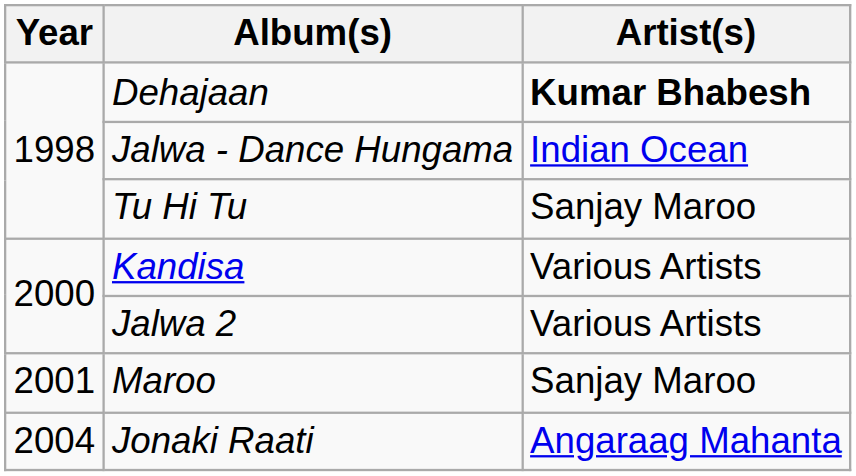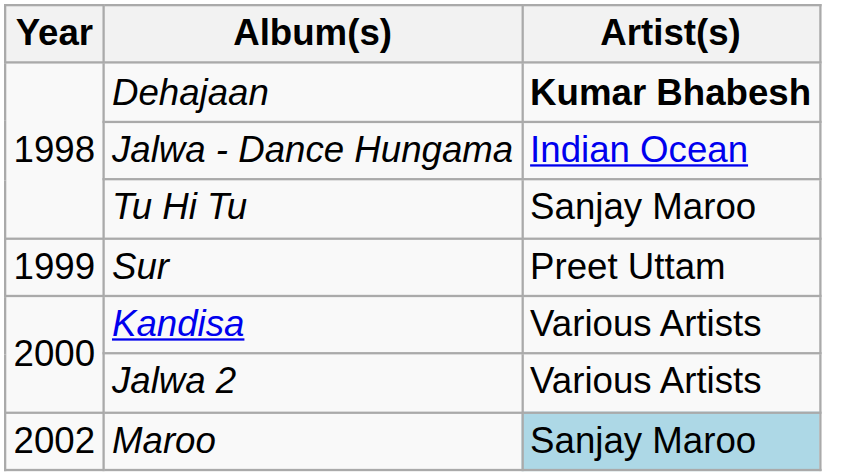+ row: (141, 265)
(54, 382) 2001 -> (54, 440) 2002
(643, 382) no background -> (643, 440) lightblue background
- row: (213, 440)
